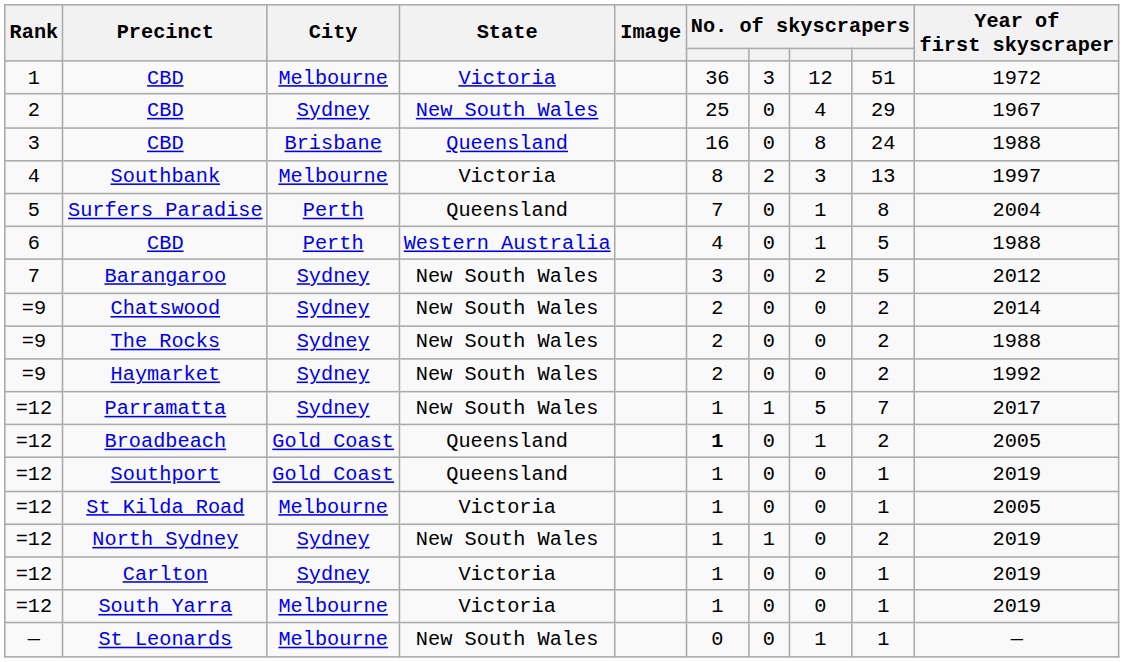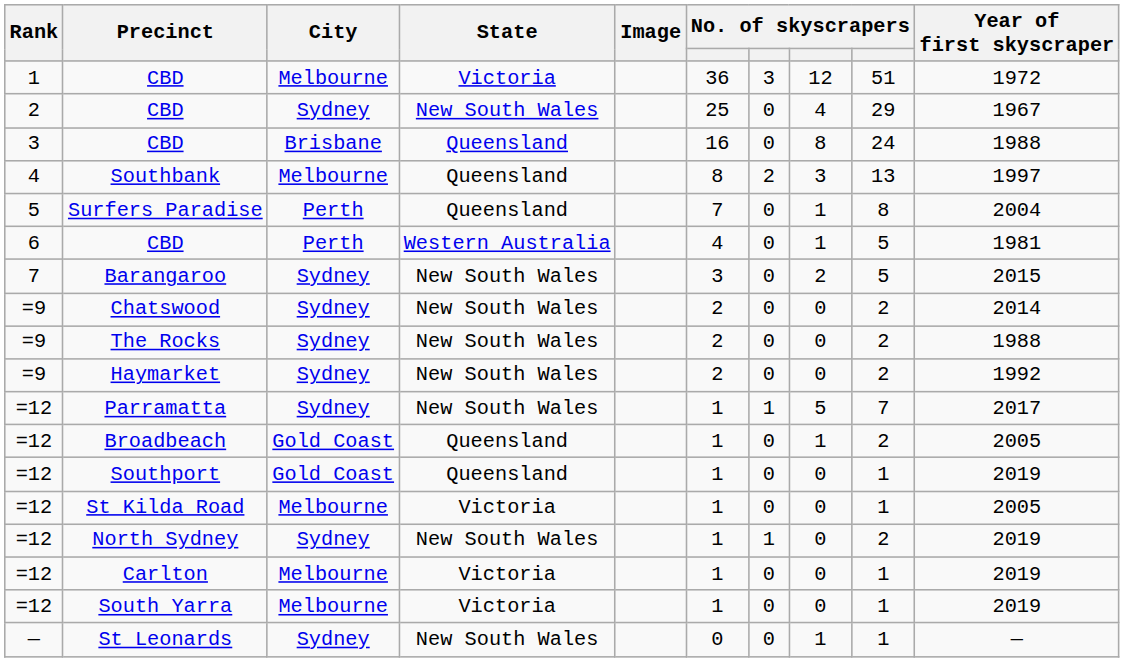(507, 177) Victoria -> (507, 177) Queensland
(1017, 243) 1988 -> (1017, 243) 1981
(1017, 276) 2012 -> (1017, 276) 2015
(717, 441) bold -> (717, 441) normal
(333, 574) Sydney -> (333, 574) Melbourne
(333, 640) Melbourne -> (333, 640) Sydney
